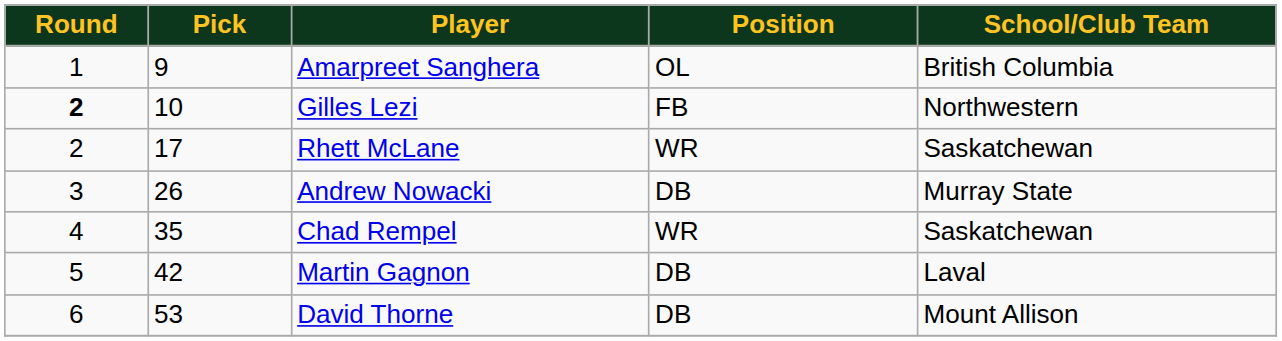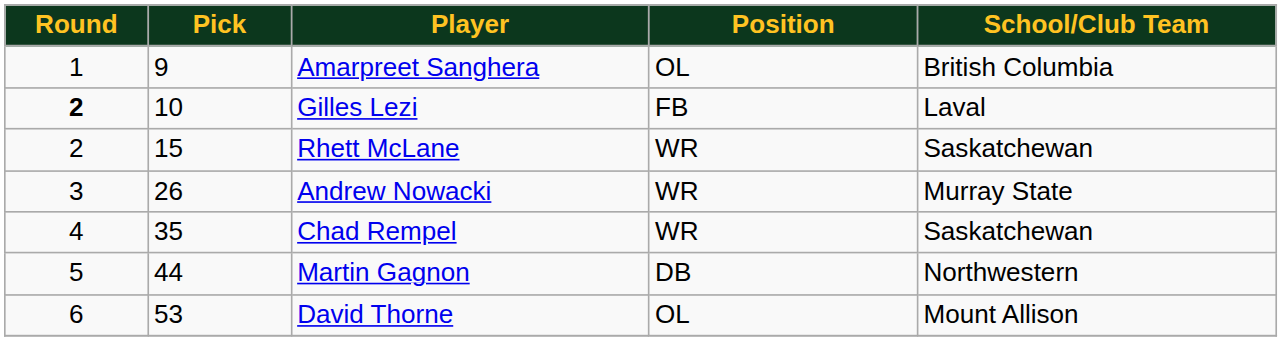(1001, 107) Northwestern -> (955, 107) Laval
(168, 149) 17 -> (168, 149) 15
(673, 190) DB -> (677, 190) WR
(168, 273) 42 -> (168, 273) 44
(955, 273) Laval -> (1001, 273) Northwestern
(673, 314) DB -> (672, 314) OL
